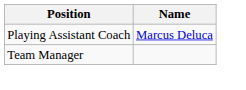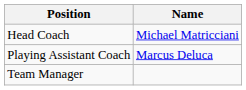+ row: (38, 34)
